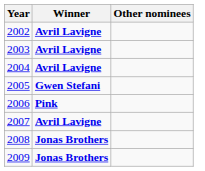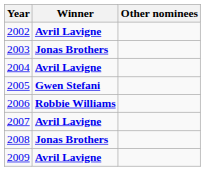(68, 49) Avril Lavigne -> (72, 49) Jonas Brothers
(46, 103) Pink -> (75, 103) Robbie Williams
(72, 157) Jonas Brothers -> (68, 157) Avril Lavigne
